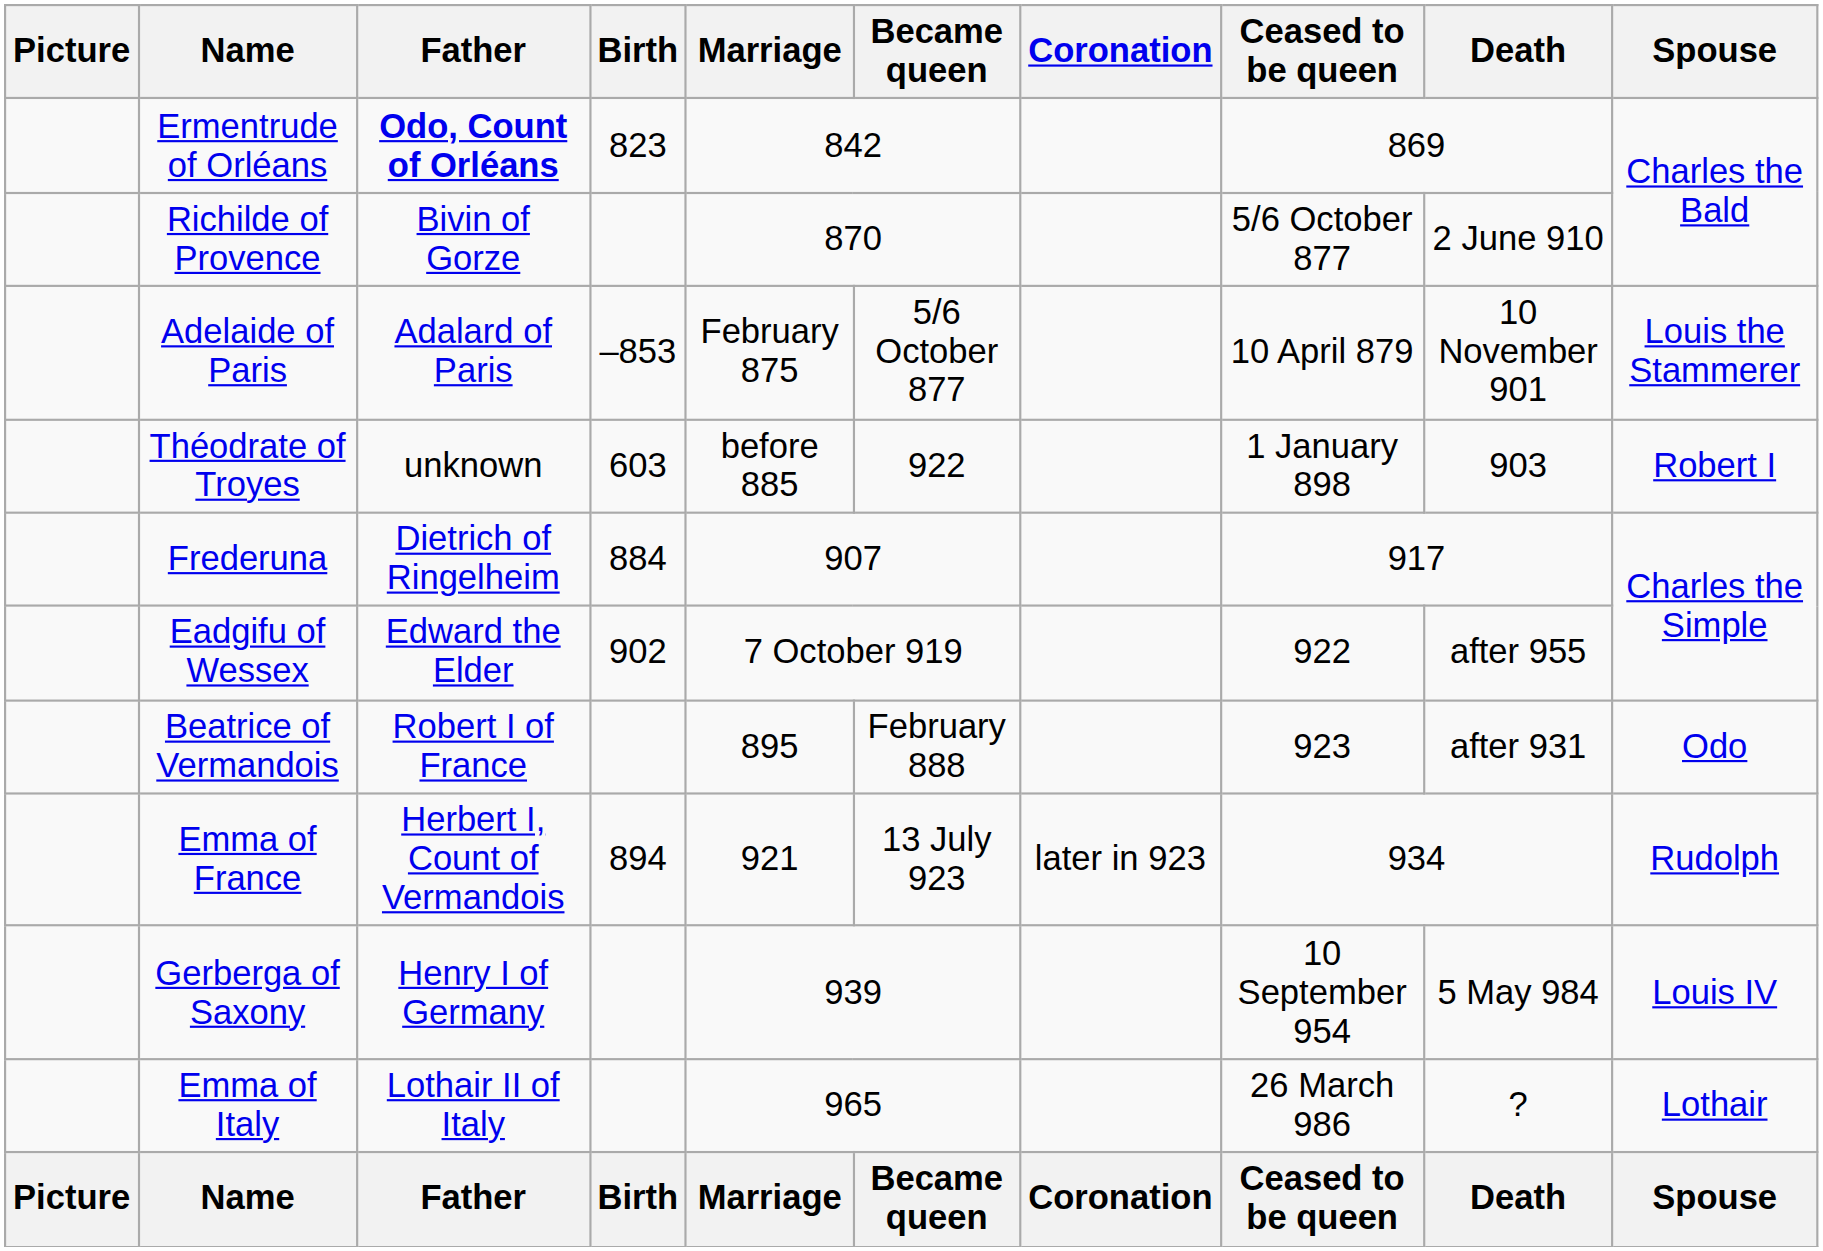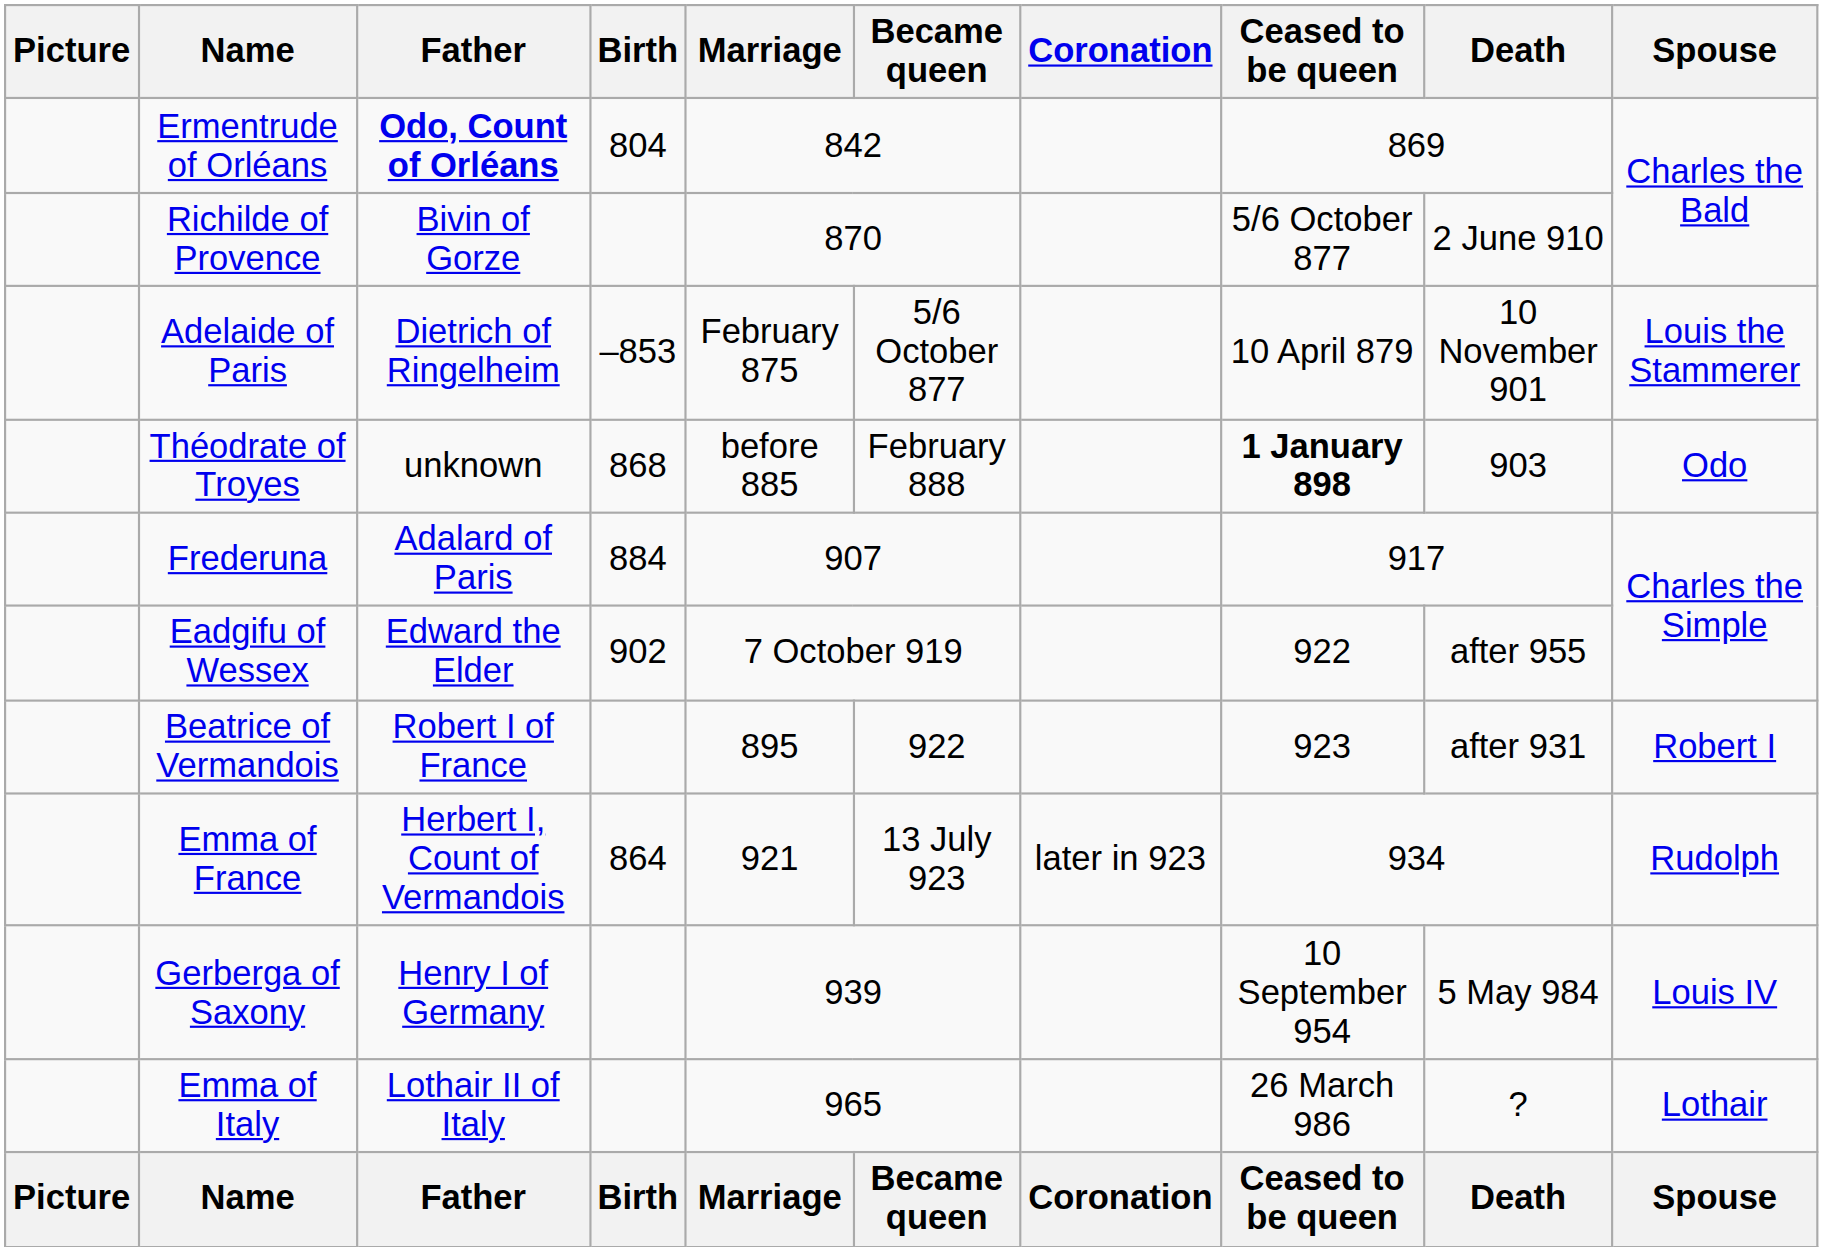(638, 145) 823 -> (638, 145) 804
(473, 351) Adalard of Paris -> (473, 351) Dietrich of Ringelheim
(638, 464) 603 -> (638, 464) 868
(937, 464) 922 -> (937, 464) February 888
(1322, 464) normal -> (1322, 464) bold
(1715, 464) Robert I -> (1715, 464) Odo
(473, 558) Dietrich of Ringelheim -> (473, 558) Adalard of Paris
(937, 746) February 888 -> (937, 746) 922
(1715, 746) Odo -> (1715, 746) Robert I
(638, 859) 894 -> (638, 859) 864
